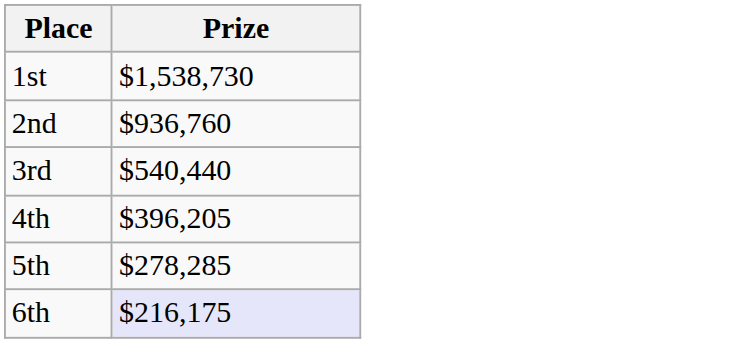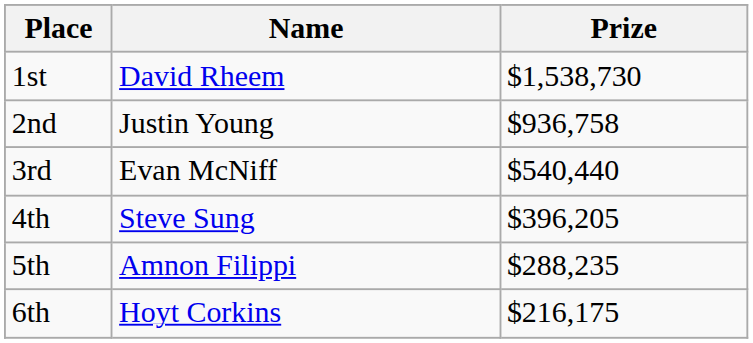+ column: (306, 28)
(175, 123) $936,760 -> (563, 123) $936,758
(175, 265) $278,285 -> (563, 265) $288,235
(175, 312) lavender background -> (563, 312) no background
